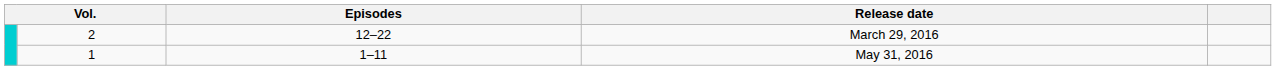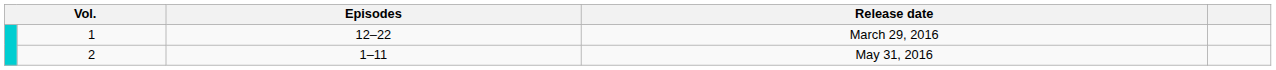(91, 34) 2 -> (91, 34) 1
(91, 55) 1 -> (91, 55) 2
